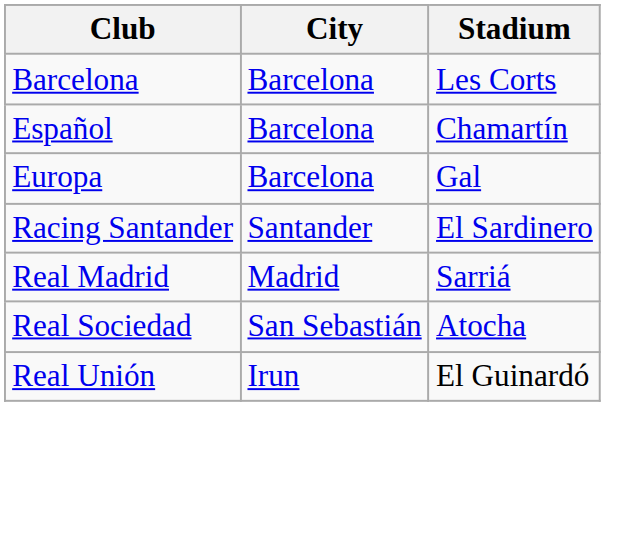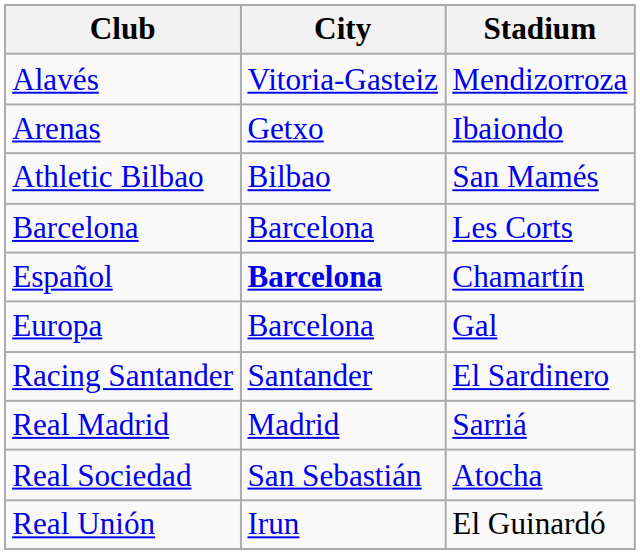+ row: (55, 78)
+ row: (56, 128)
+ row: (108, 177)
(311, 128) normal -> (315, 276) bold
